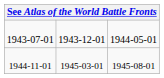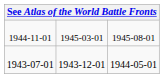rows swapped: (30, 39) <-> (30, 66)
